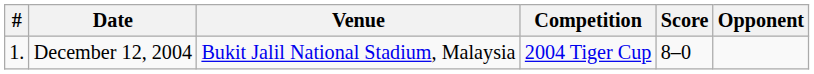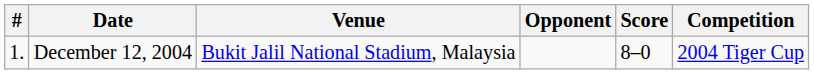columns swapped: (761, 20) <-> (588, 20)
